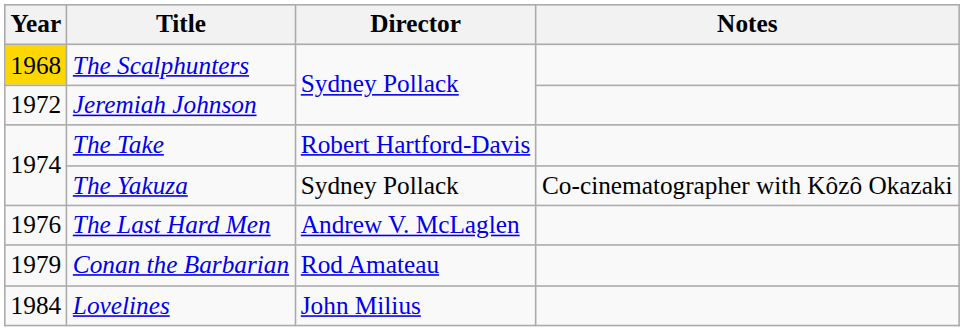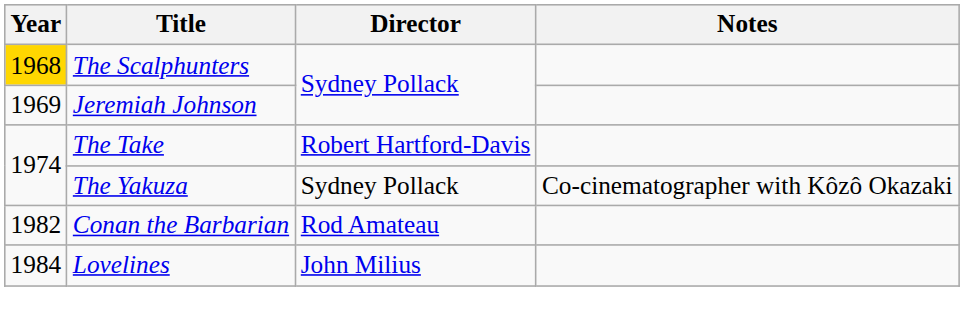(36, 104) 1972 -> (36, 104) 1969
- row: (172, 225)
(36, 265) 1979 -> (36, 225) 1982
